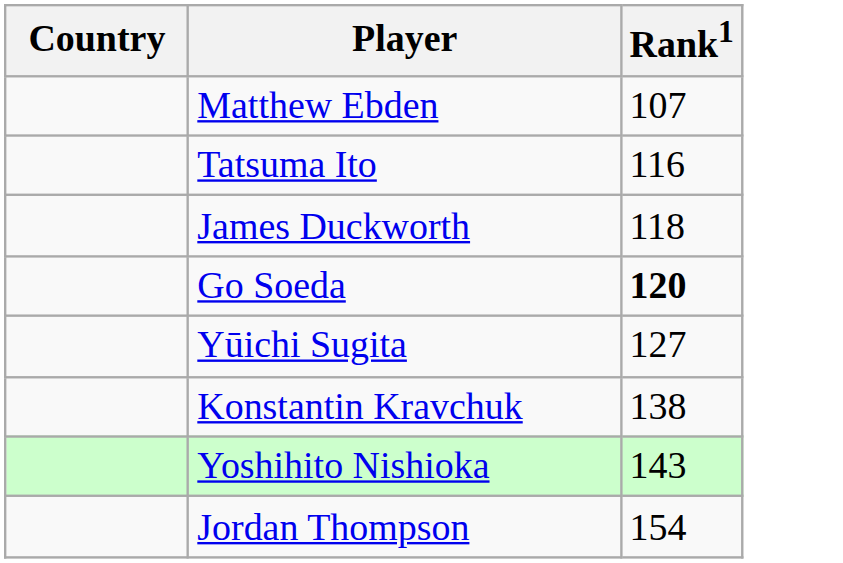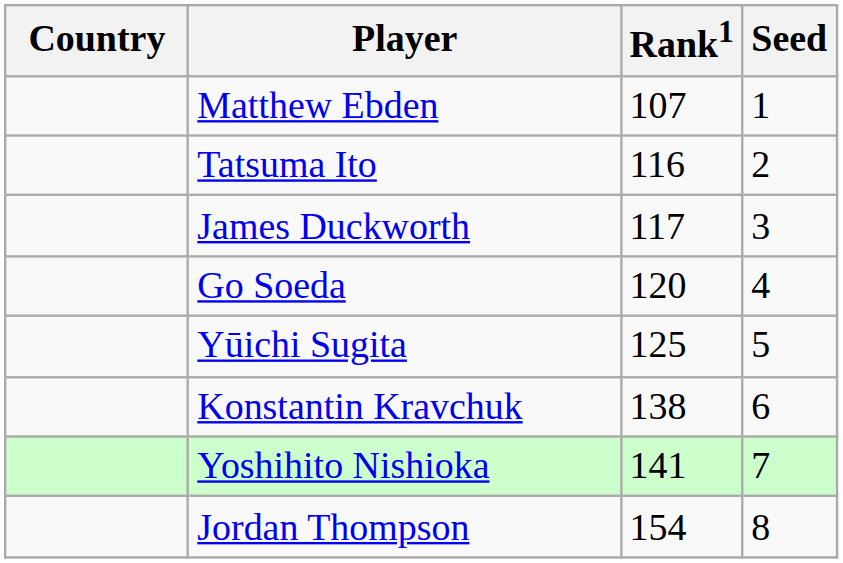+ column: (789, 39)
(657, 225) 118 -> (657, 225) 117
(658, 285) bold -> (658, 285) normal
(658, 345) 127 -> (658, 345) 125
(658, 465) 143 -> (658, 465) 141
